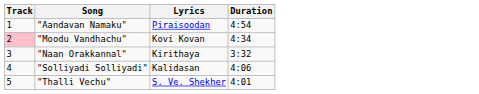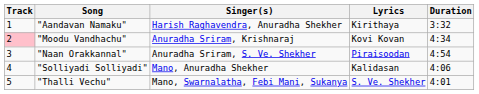+ column: (250, 12)
(181, 26) Piraisoodan -> (375, 26) Kirithaya
(241, 26) 4:54 -> (440, 26) 3:32
(176, 54) Kirithaya -> (381, 54) Piraisoodan
(241, 54) 3:32 -> (440, 54) 4:54
